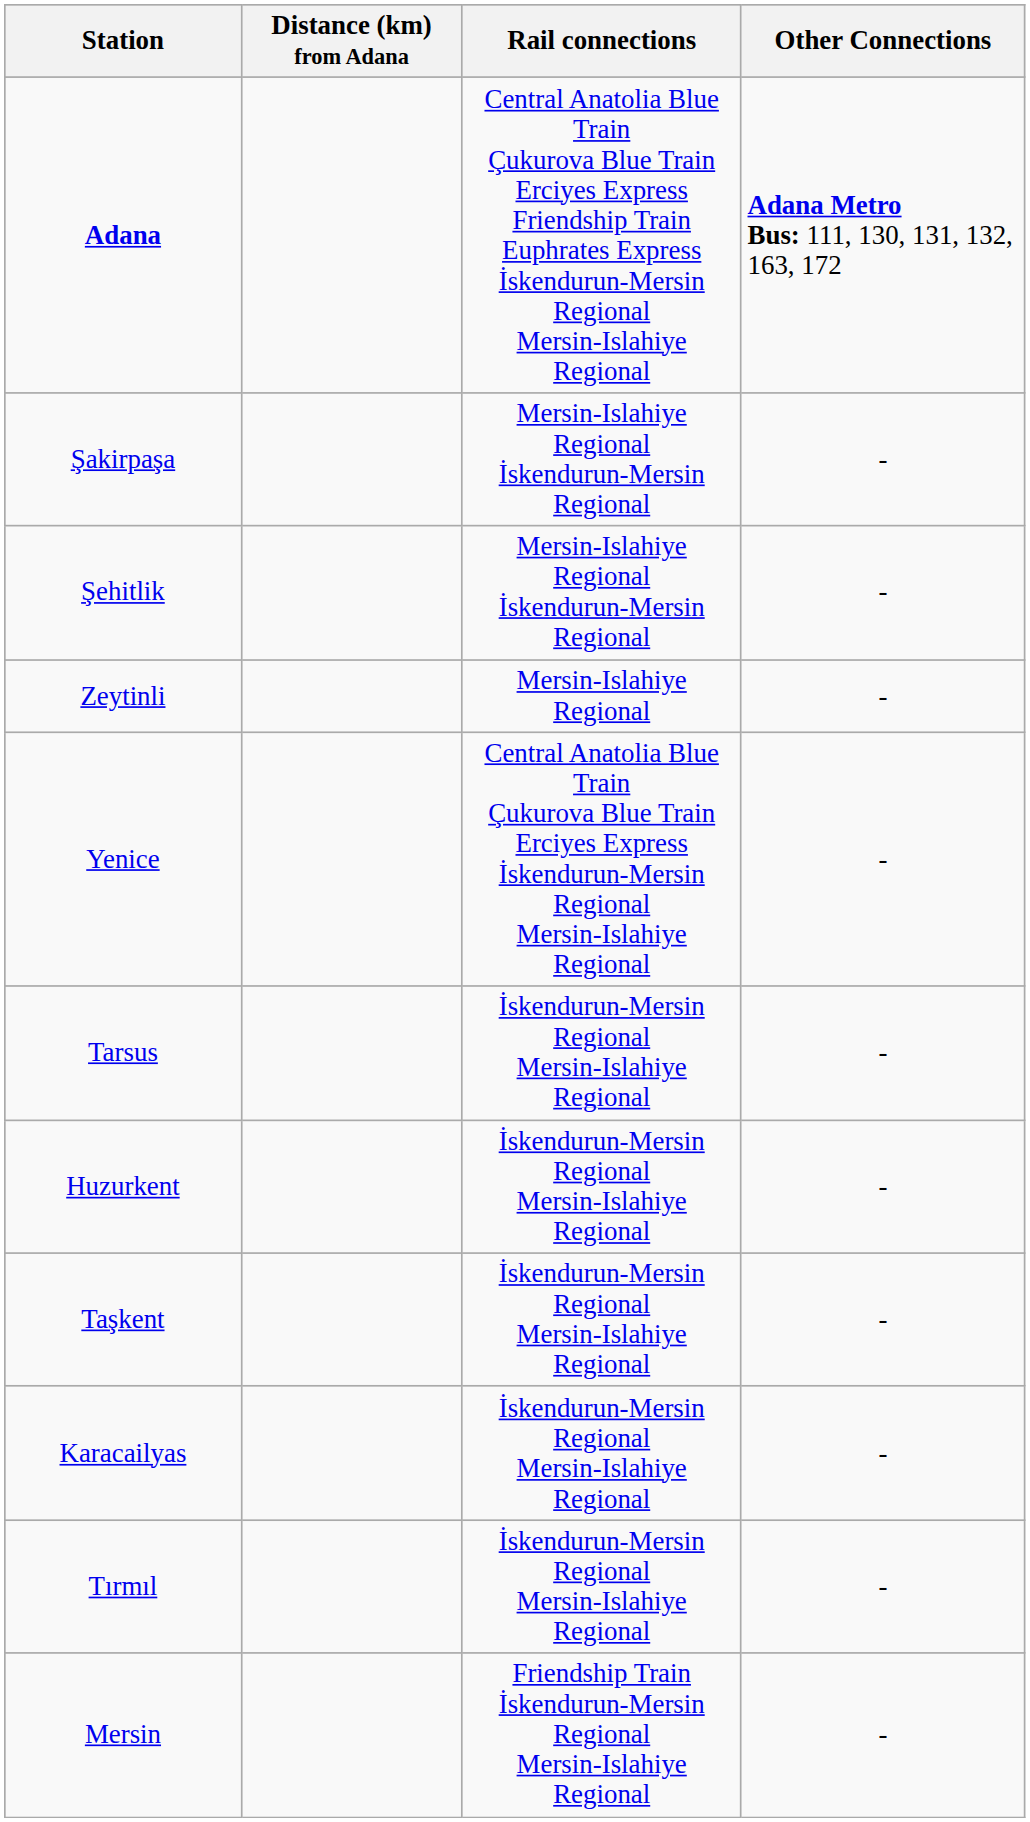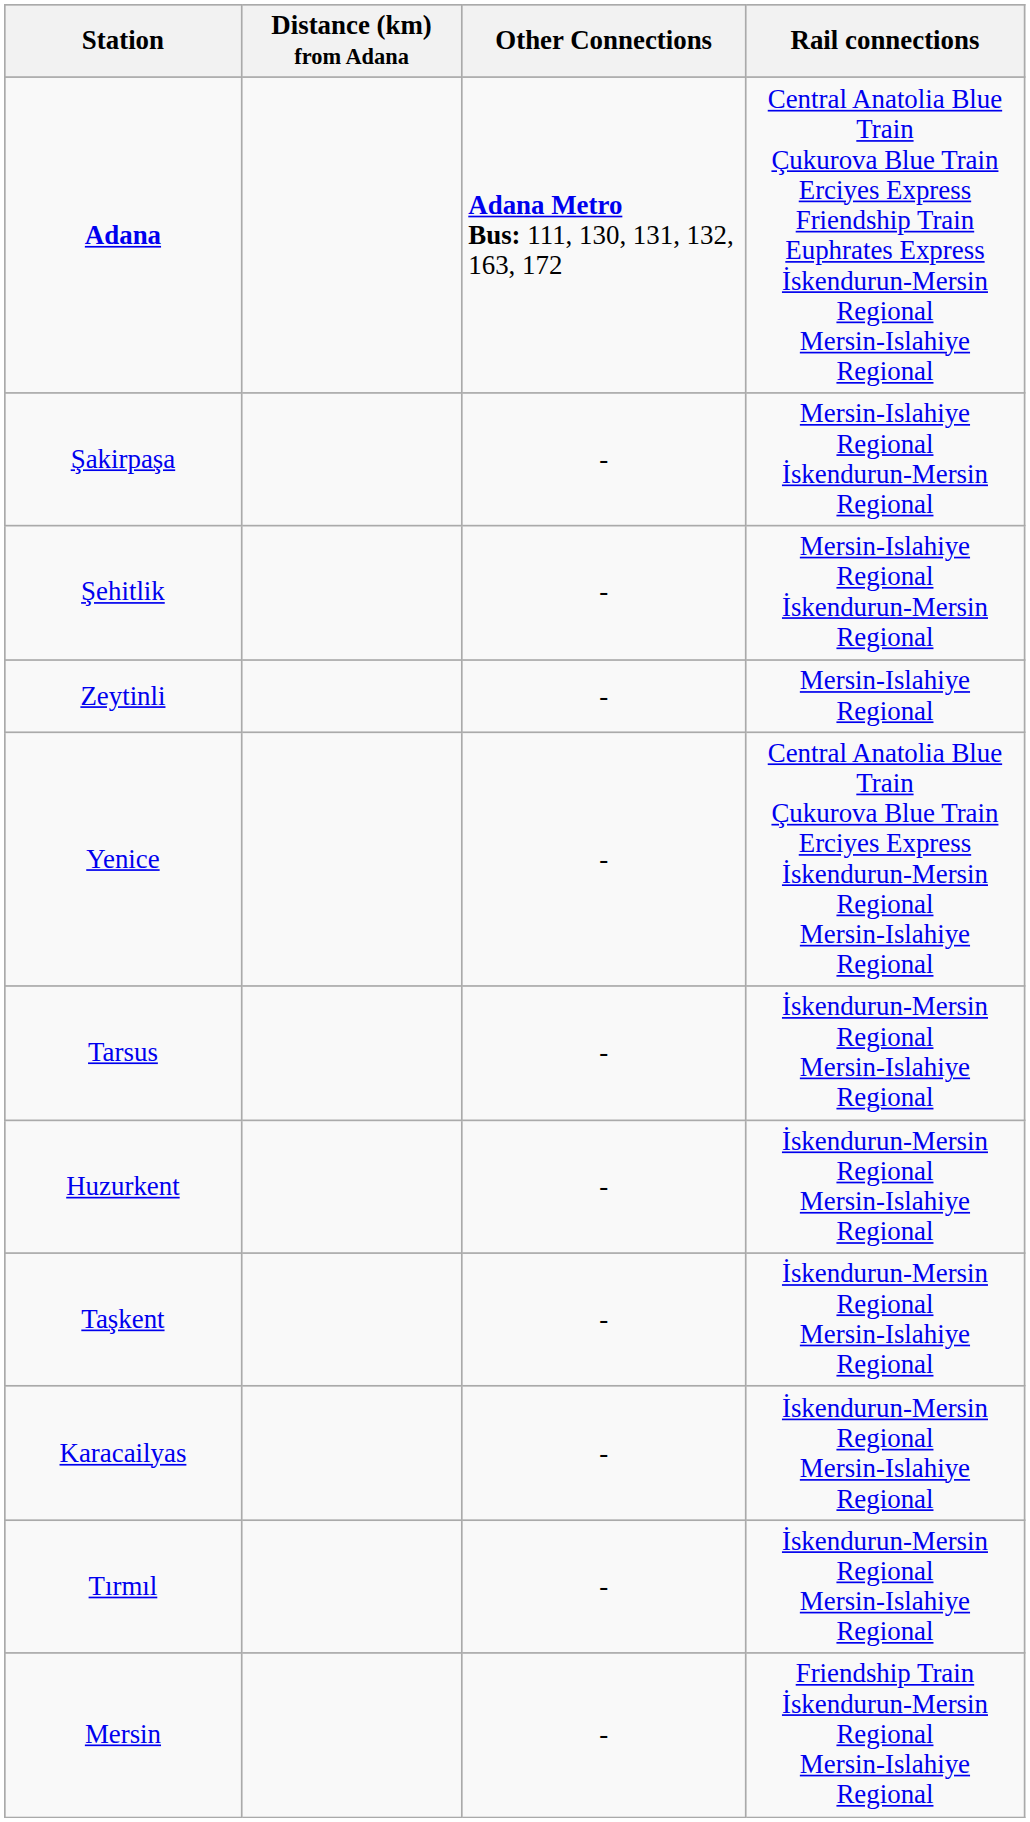columns swapped: (602, 40) <-> (883, 40)
